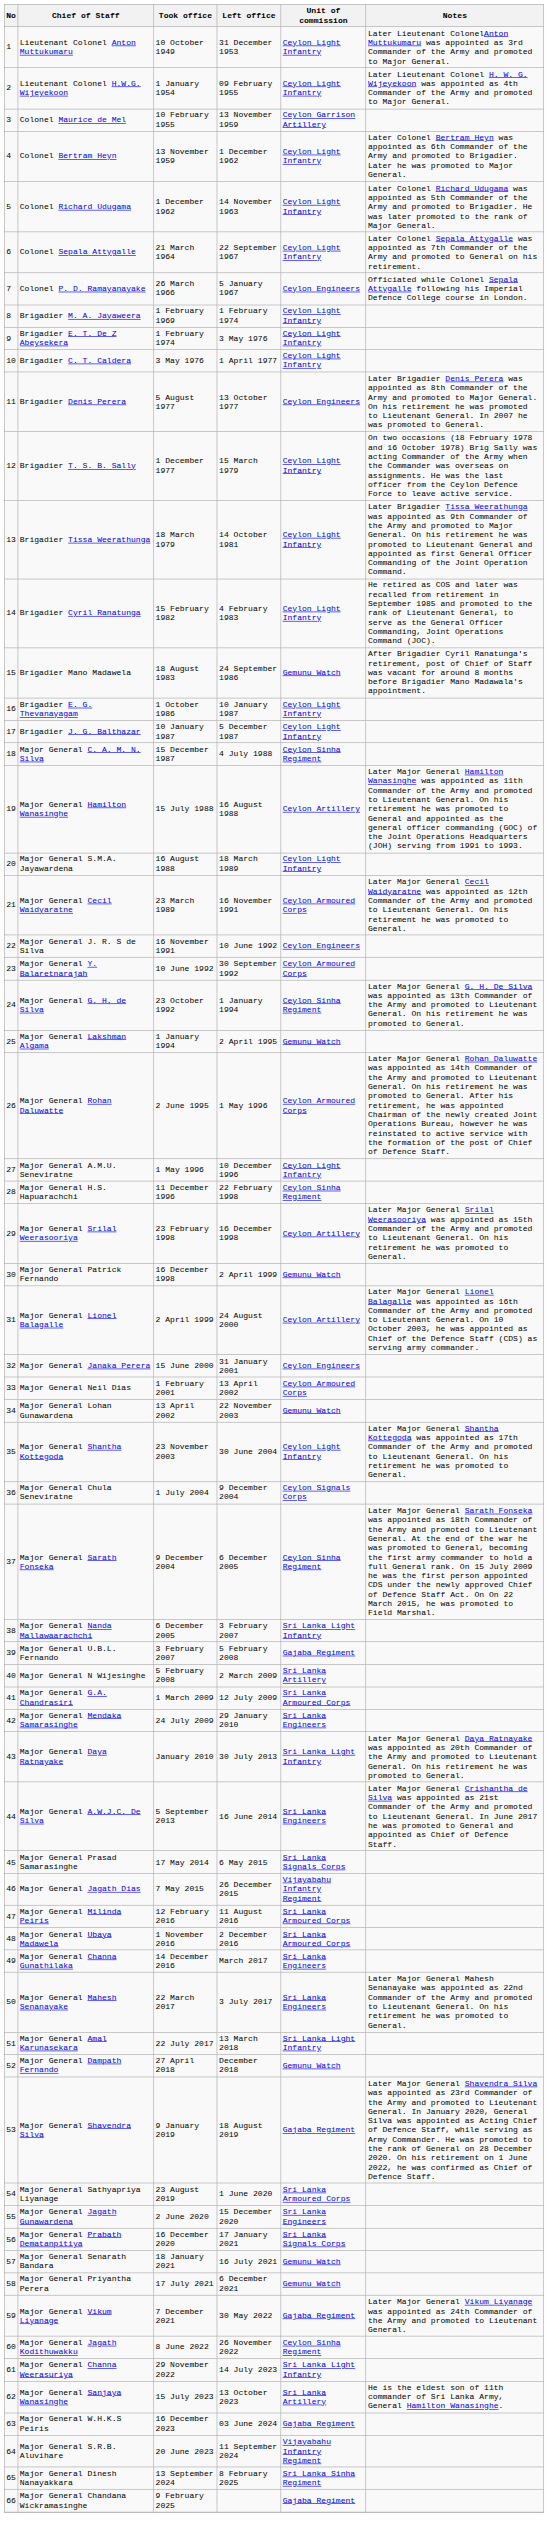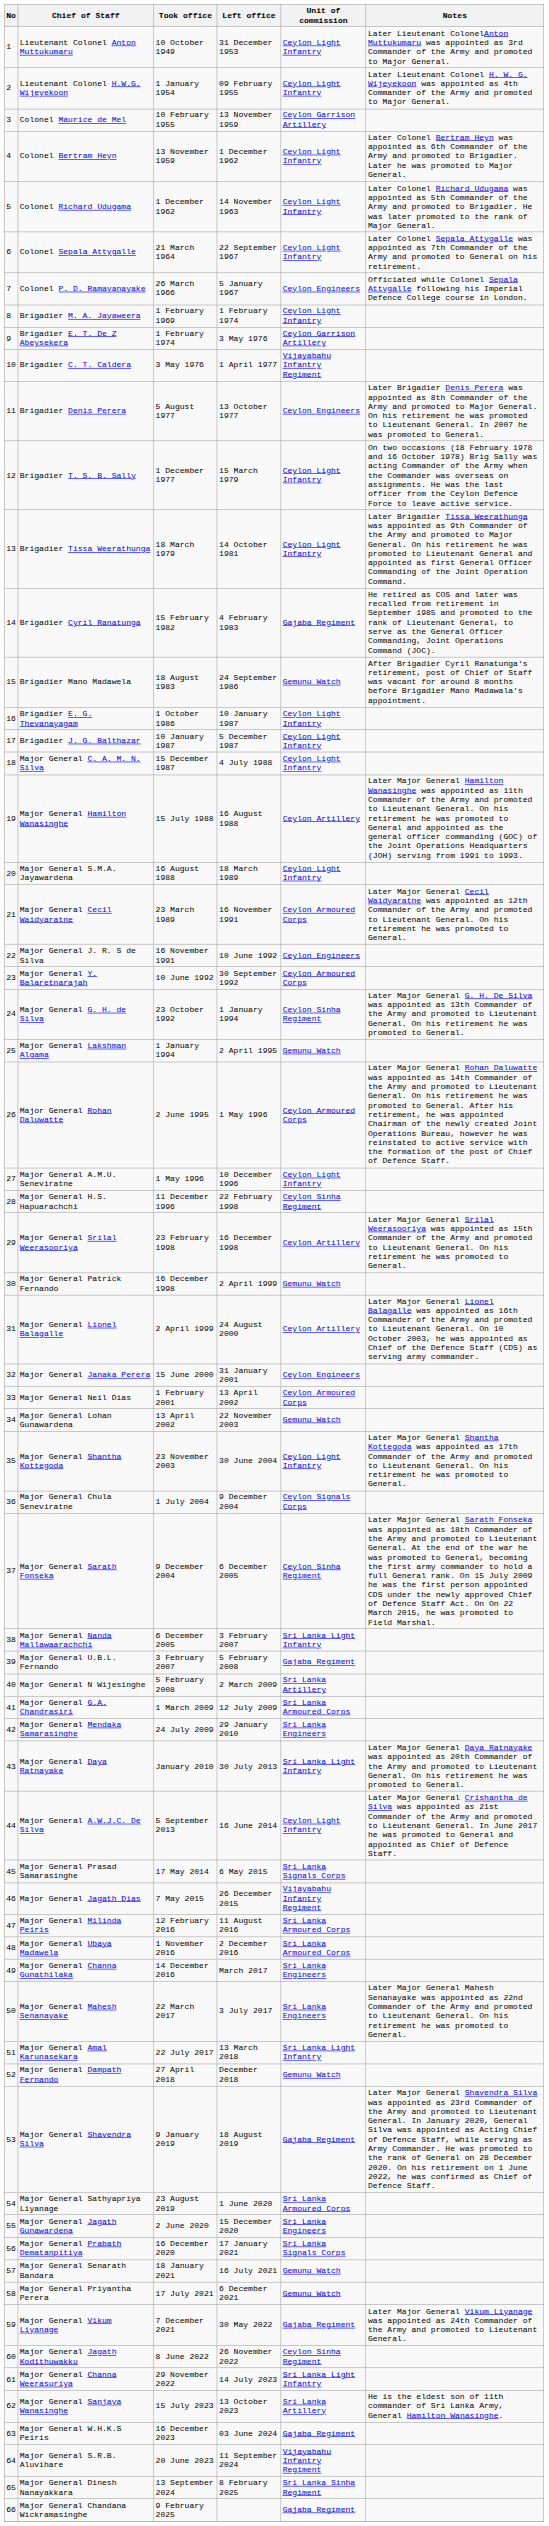(312, 338) Ceylon Light Infantry -> (319, 338) Ceylon Garrison Artillery
(312, 361) Ceylon Light Infantry -> (307, 365) Vijayabahu Infantry Regiment
(312, 613) Ceylon Light Infantry -> (319, 623) Gajaba Regiment
(312, 754) Ceylon Sinha Regiment -> (312, 763) Ceylon Light Infantry
(304, 1816) Sri Lanka Engineers -> (312, 1826) Ceylon Light Infantry
